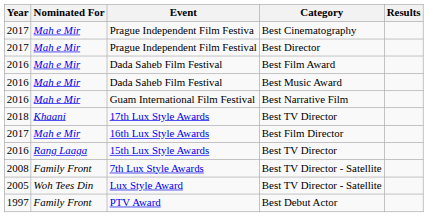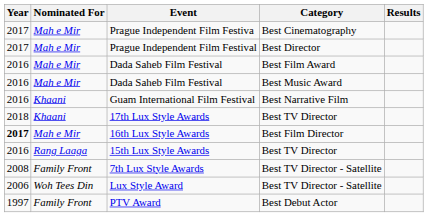(57, 99) Mah e Mir -> (50, 99) Khaani
(18, 133) normal -> (18, 133) bold
(18, 185) 2005 -> (18, 185) 2006
